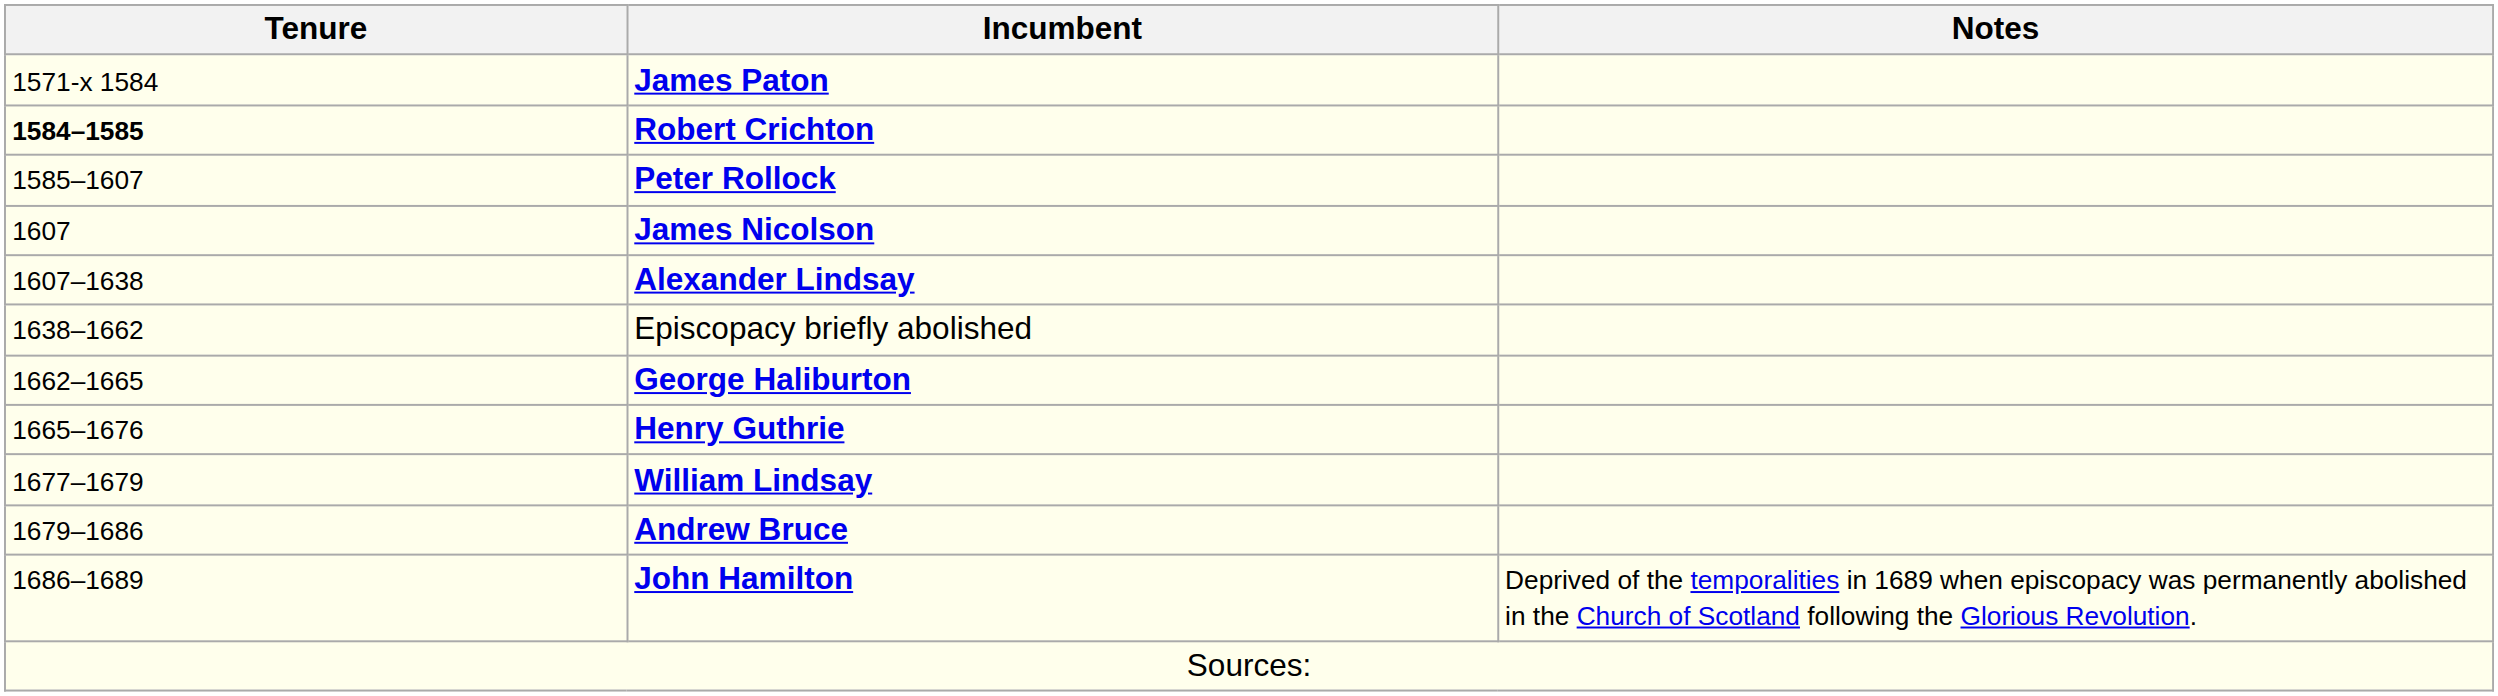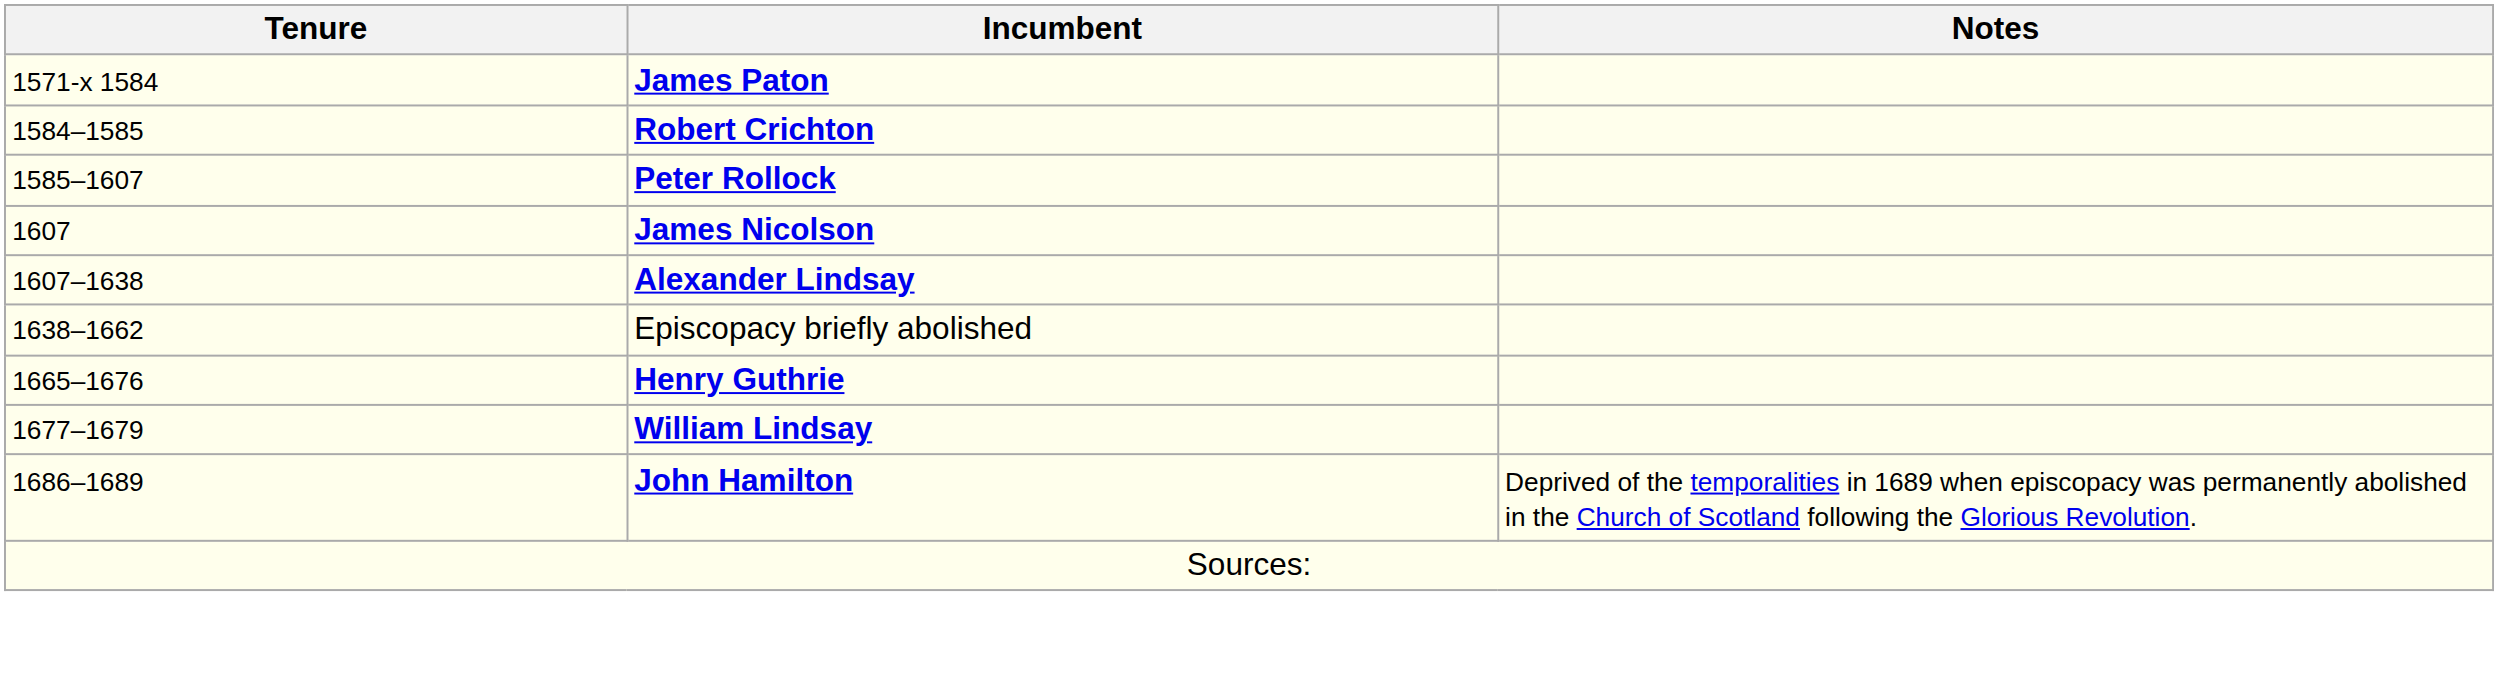(78, 129) bold -> (78, 131) normal
- row: (773, 379)
- row: (741, 529)
